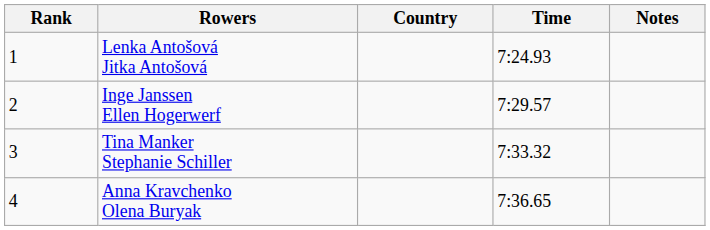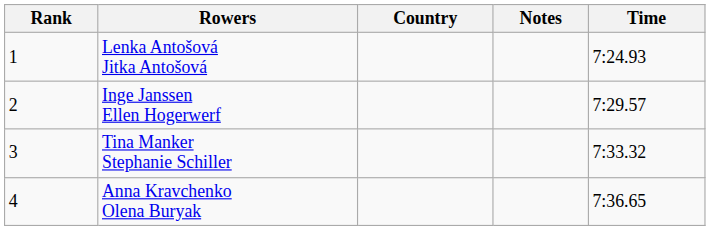columns swapped: (551, 18) <-> (657, 18)
